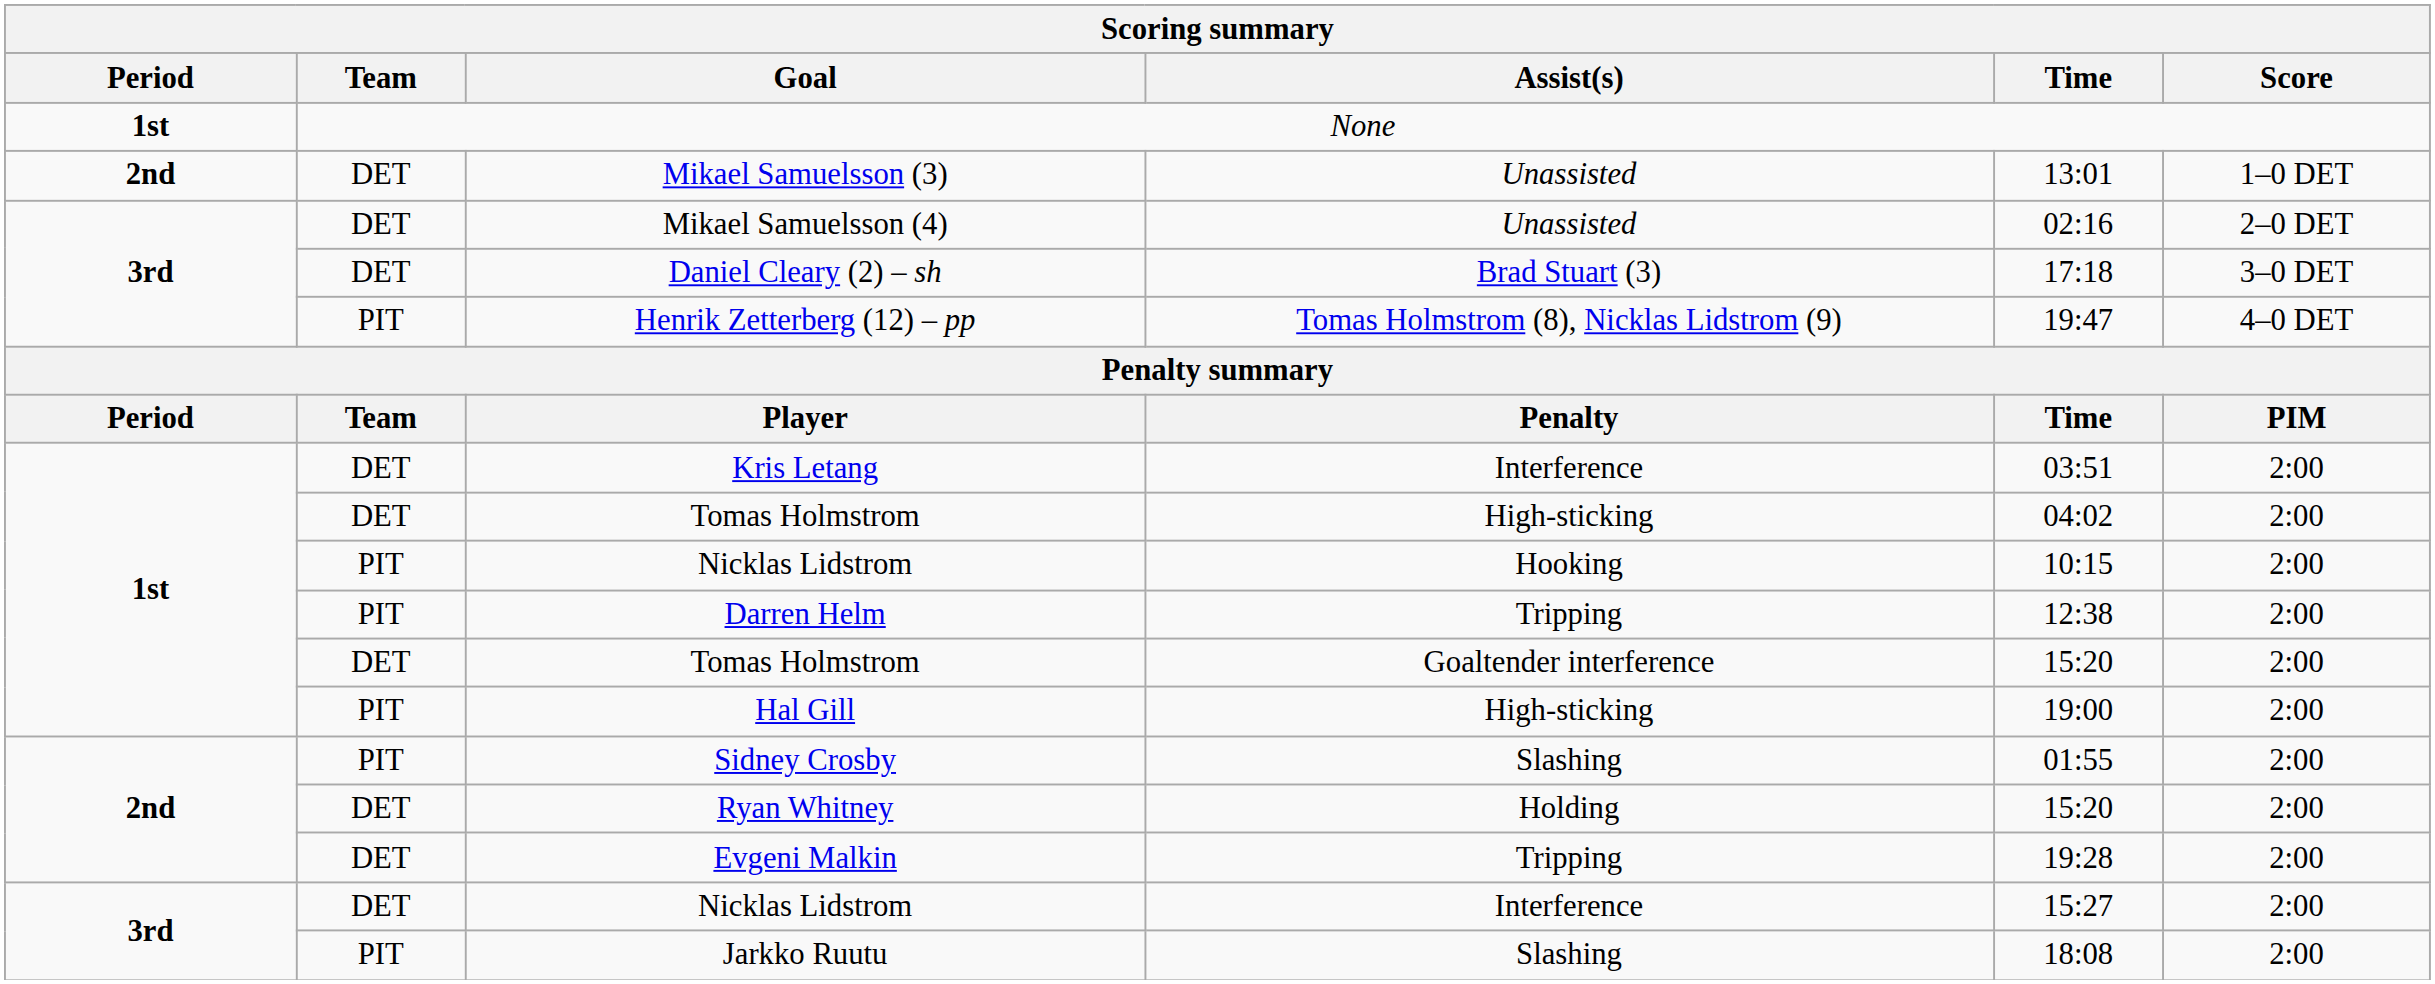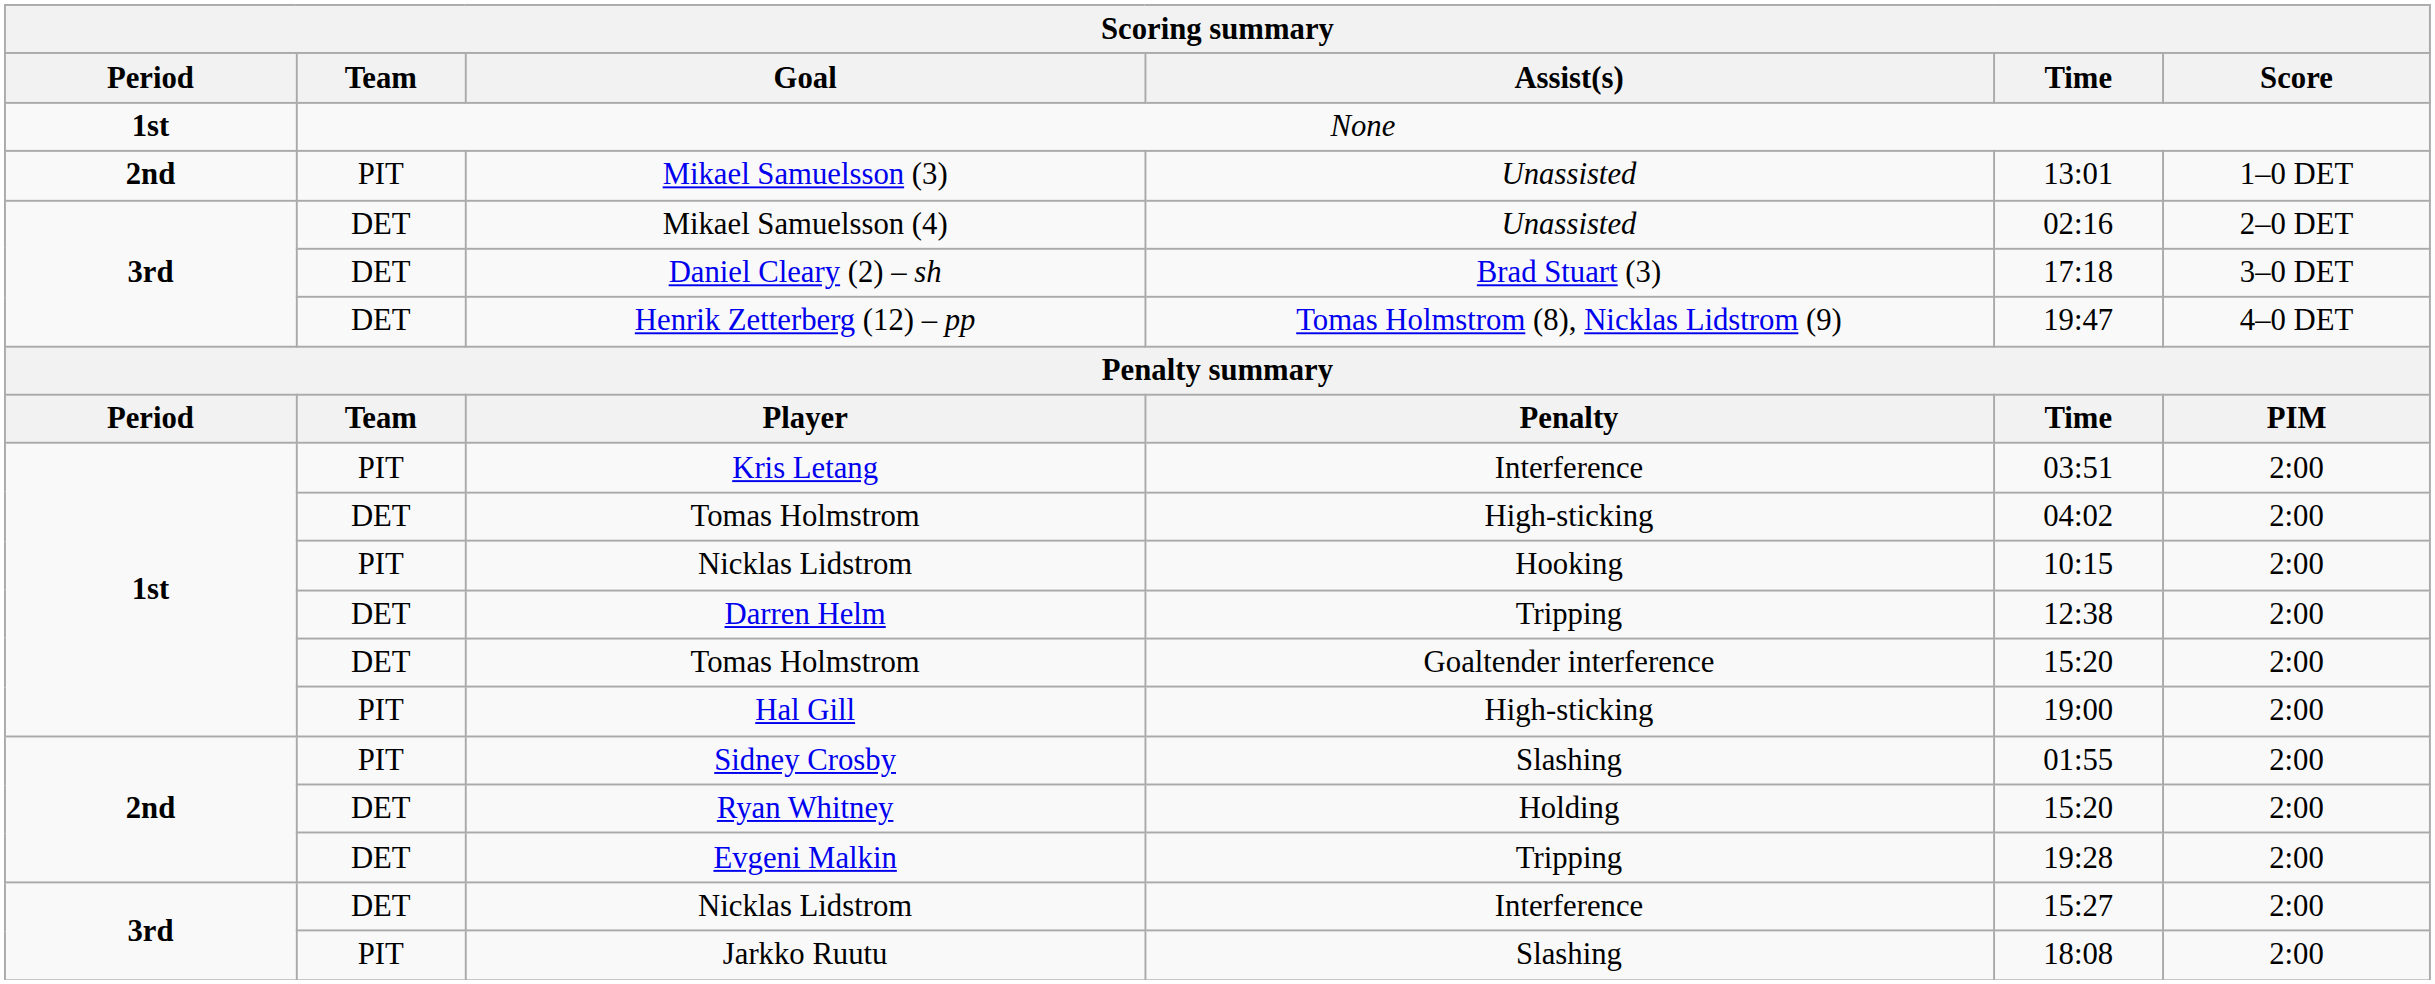(381, 175) DET -> (381, 175) PIT
(381, 321) PIT -> (381, 321) DET
(381, 467) DET -> (381, 467) PIT
(381, 613) PIT -> (381, 613) DET
